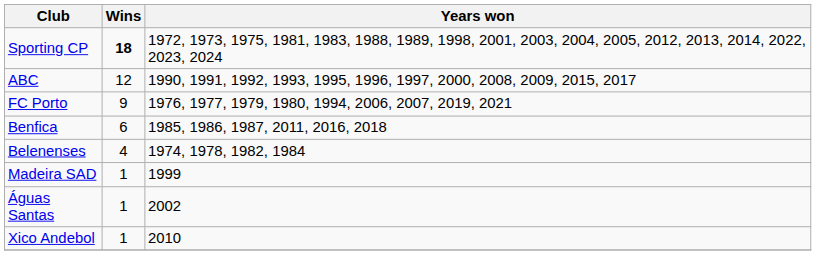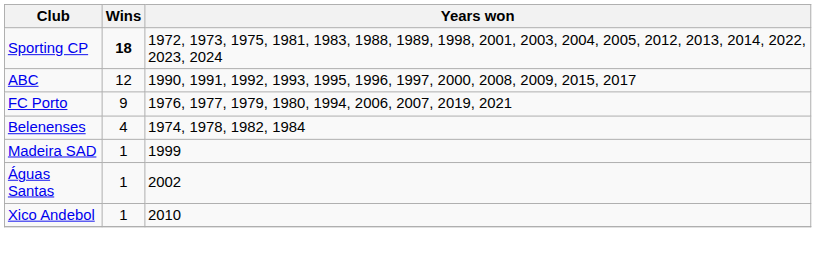- row: (33, 127)
